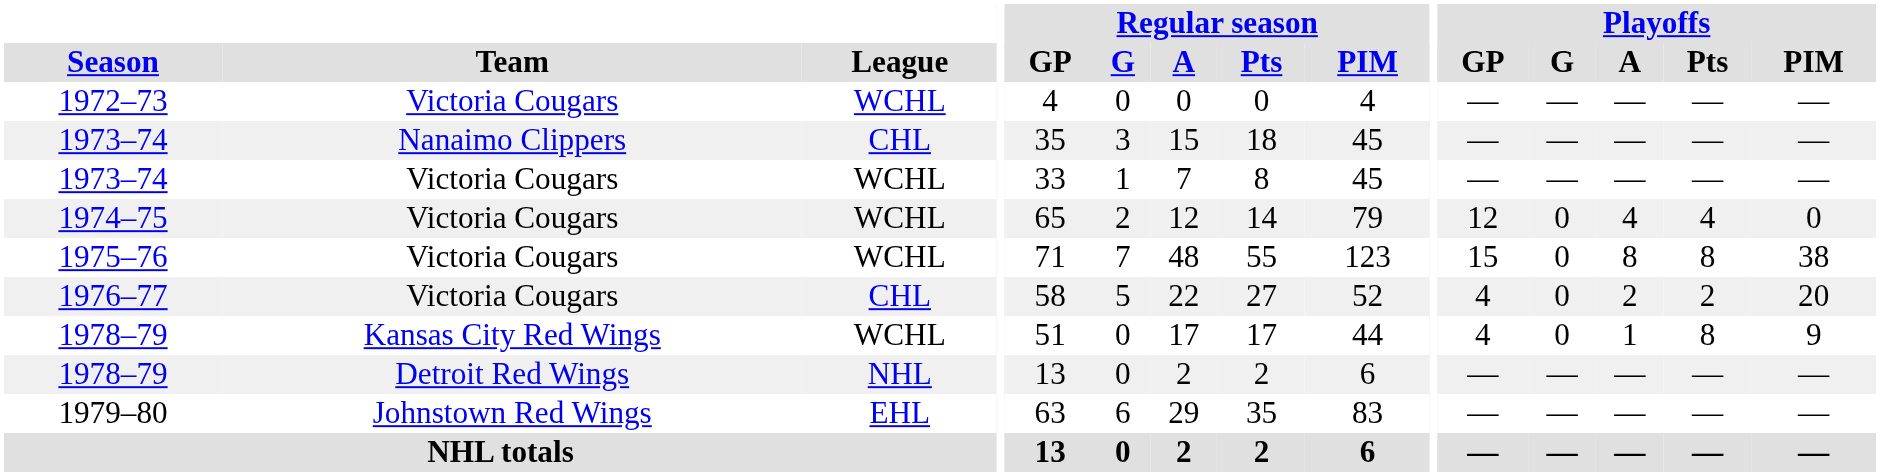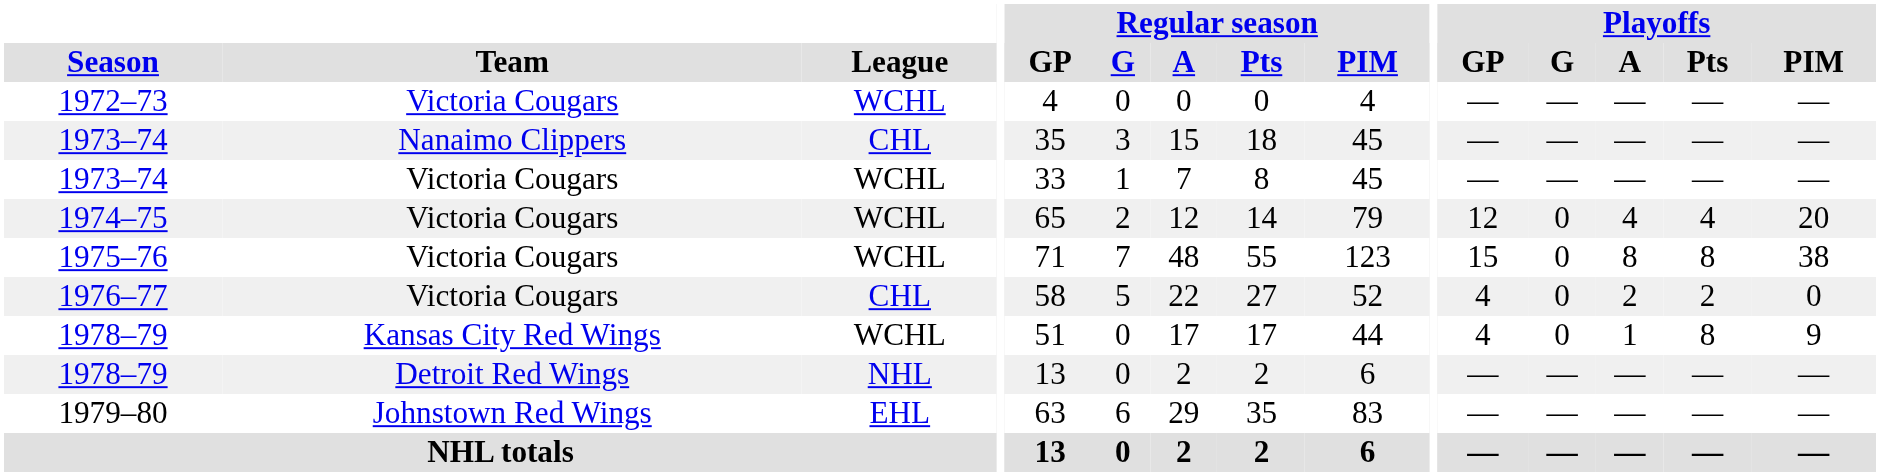(1814, 218) 0 -> (1814, 218) 20
(1814, 296) 20 -> (1814, 296) 0
